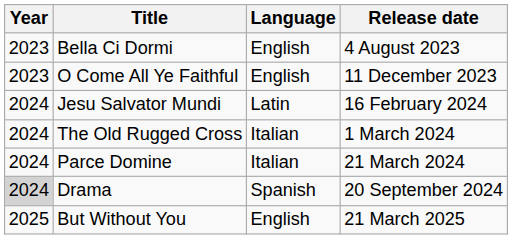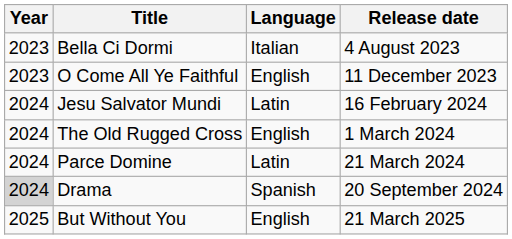(280, 47) English -> (275, 47) Italian
(275, 133) Italian -> (280, 133) English
(275, 162) Italian -> (270, 162) Latin
